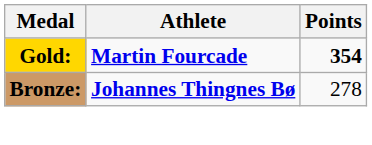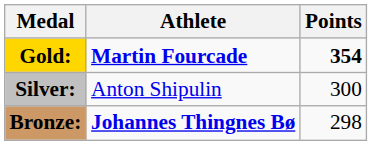+ row: (45, 88)
(346, 88) 278 -> (346, 122) 298
